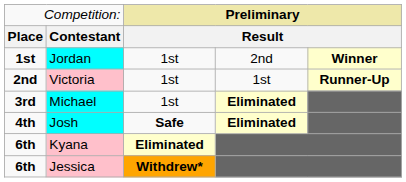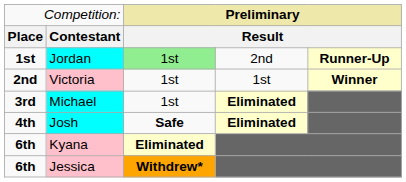(170, 58) no background -> (170, 58) lightgreen background
(355, 58) Winner -> (355, 58) Runner-Up
(355, 79) Runner-Up -> (355, 79) Winner
